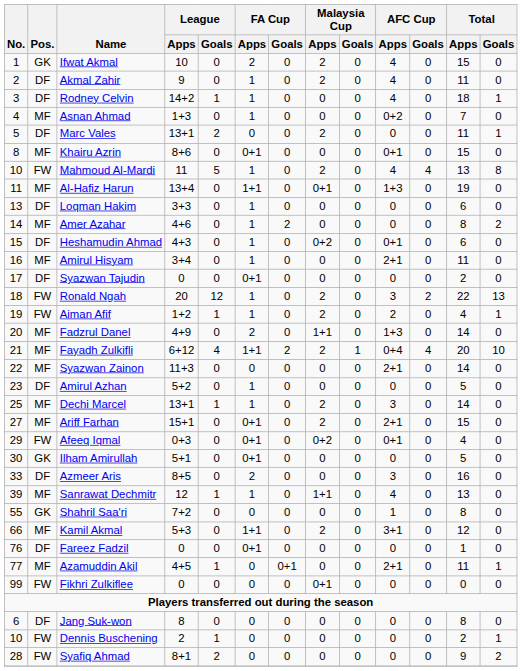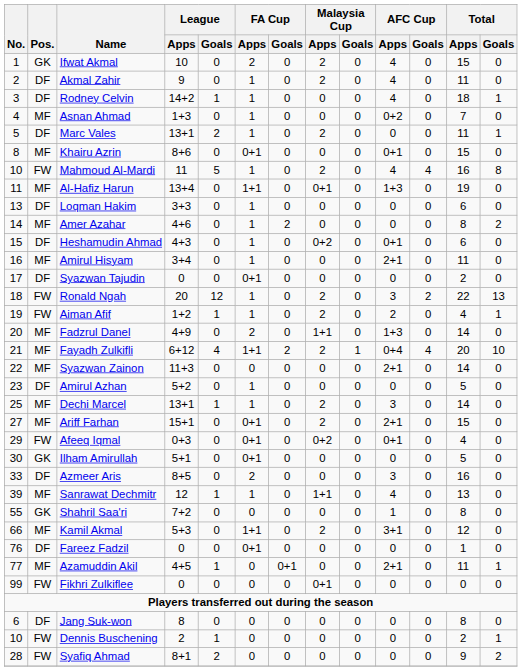(252, 134) 0 -> (252, 134) 1
(463, 170) 13 -> (463, 170) 16
